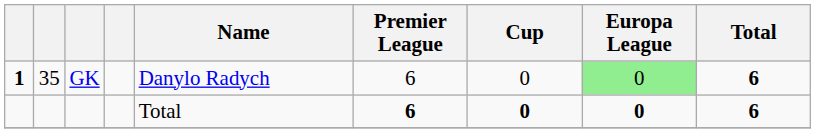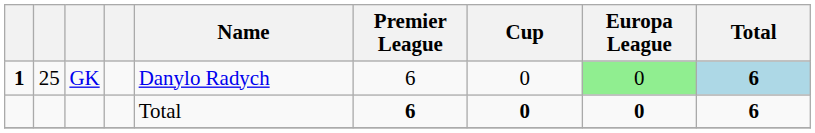(49, 77) 35 -> (49, 77) 25
(754, 77) no background -> (754, 77) lightblue background
